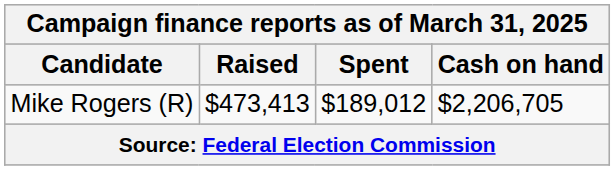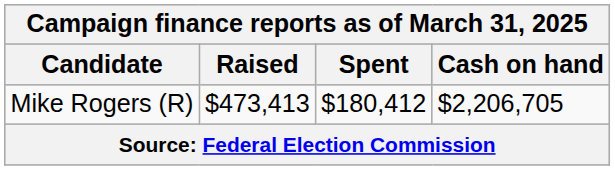(374, 104) $189,012 -> (374, 104) $180,412
